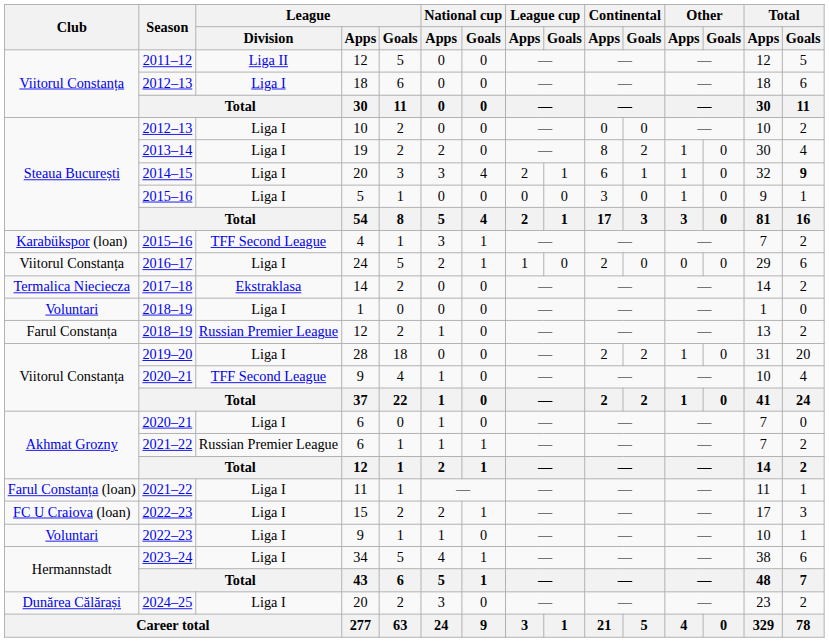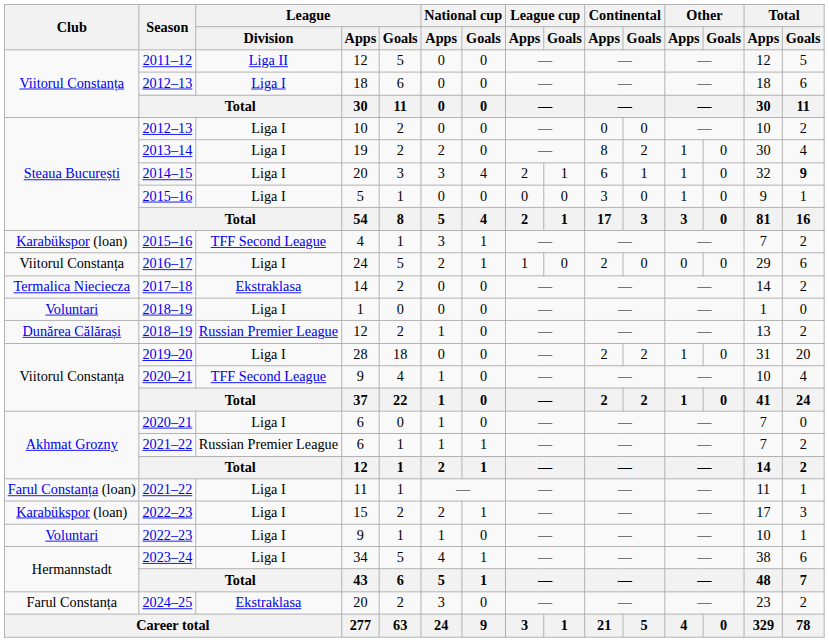(72, 331) Farul Constanța -> (72, 331) Dunărea Călărași
(72, 512) FC U Craiova (loan) -> (72, 512) Karabükspor (loan)
(72, 602) Dunărea Călărași -> (72, 602) Farul Constanța
(268, 602) Liga I -> (268, 602) Ekstraklasa
